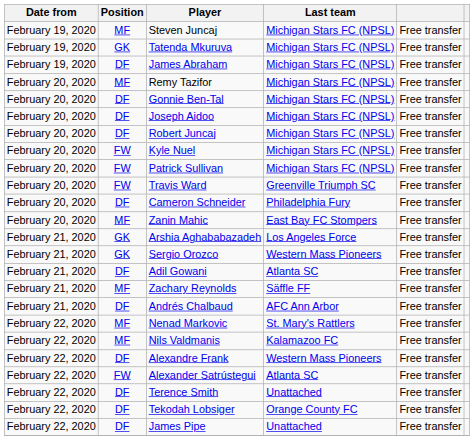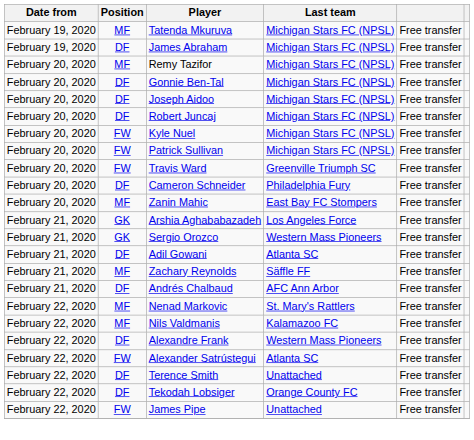- row: (183, 30)
(122, 47) GK -> (122, 30) MF
(122, 427) DF -> (122, 409) FW
